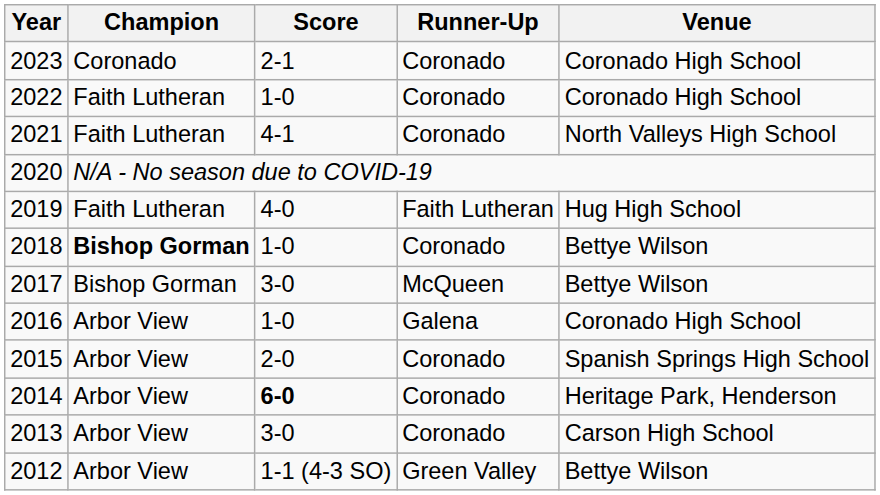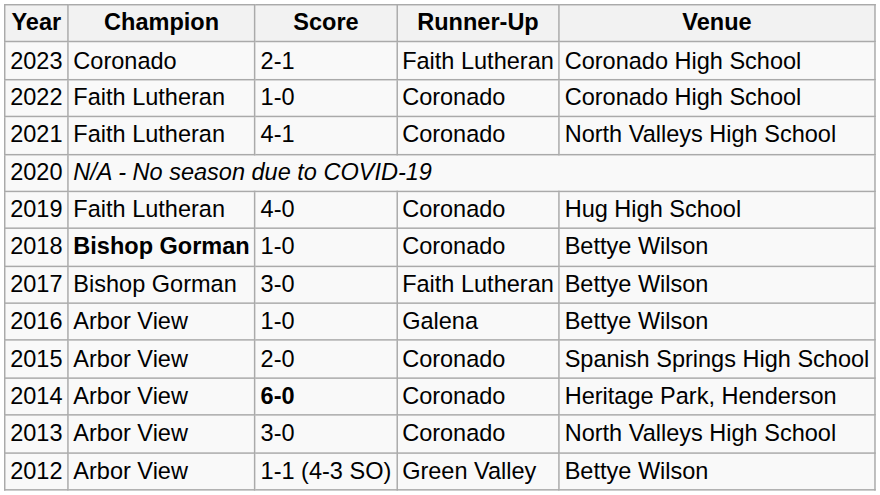(454, 60) Coronado -> (478, 60) Faith Lutheran
(478, 209) Faith Lutheran -> (454, 209) Coronado
(453, 284) McQueen -> (478, 284) Faith Lutheran
(683, 321) Coronado High School -> (637, 321) Bettye Wilson
(669, 433) Carson High School -> (700, 433) North Valleys High School
